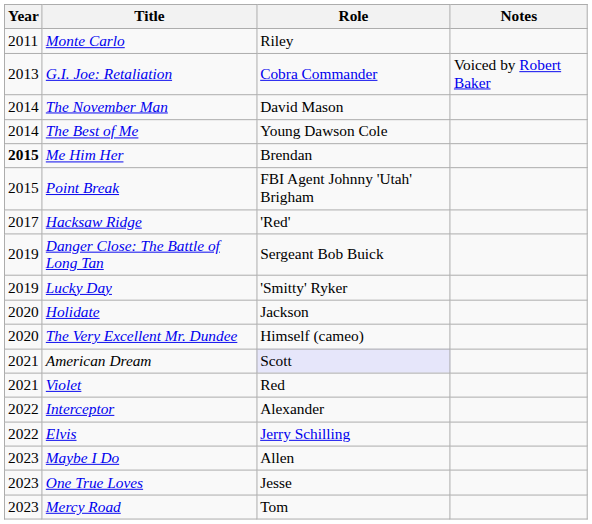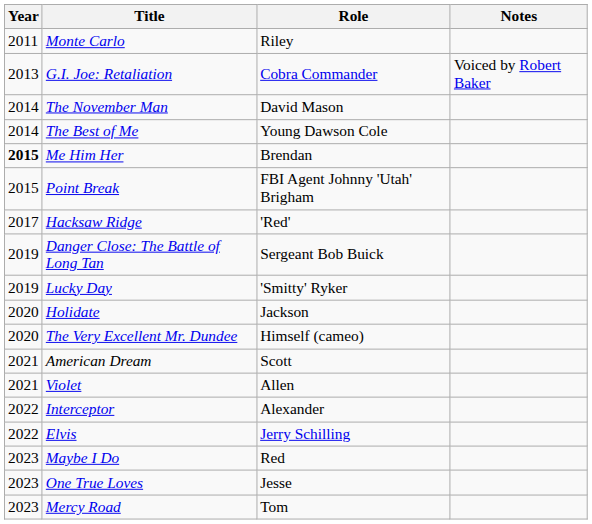(276, 360) lavender background -> (276, 360) no background
(273, 385) Red -> (277, 385) Allen
(277, 458) Allen -> (273, 458) Red
